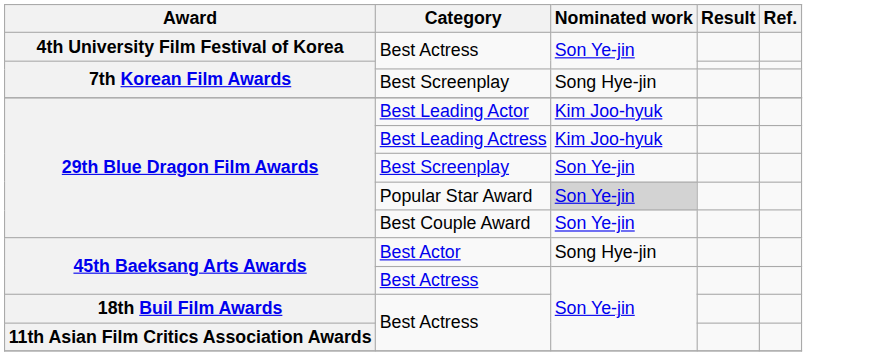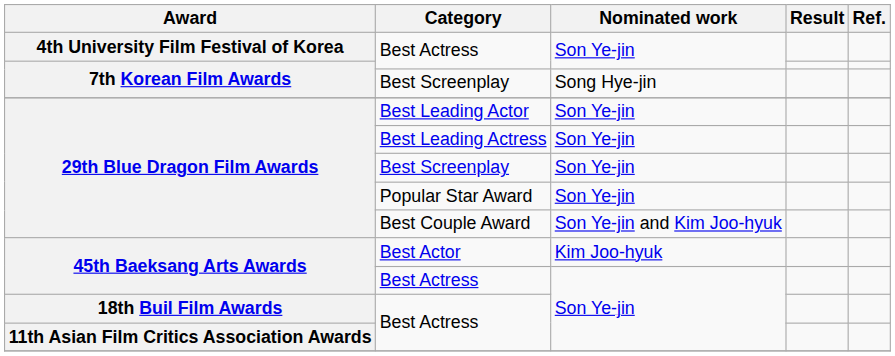(609, 111) Kim Joo-hyuk -> (595, 111) Son Ye-jin
(609, 139) Kim Joo-hyuk -> (595, 139) Son Ye-jin
(595, 195) lightgrey background -> (595, 195) no background
(595, 223) Son Ye-jin -> (668, 223) Son Ye-jin and Kim Joo-hyuk
(606, 252) Song Hye-jin -> (609, 252) Kim Joo-hyuk
